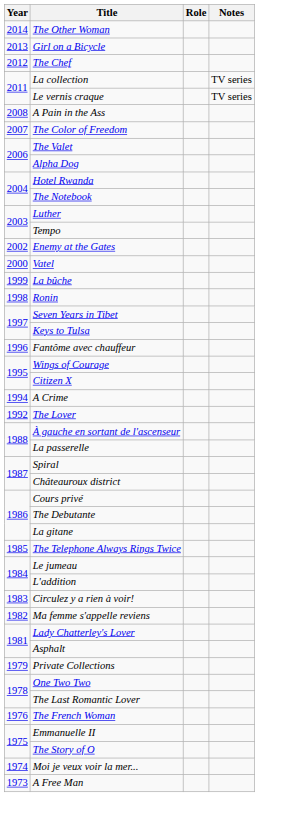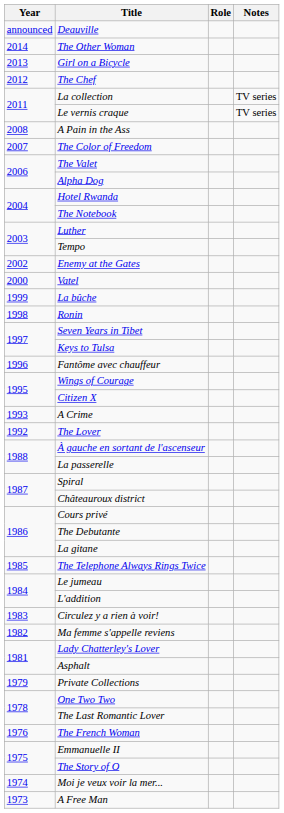+ row: (78, 29)
(17, 398) 1994 -> (17, 414) 1993
